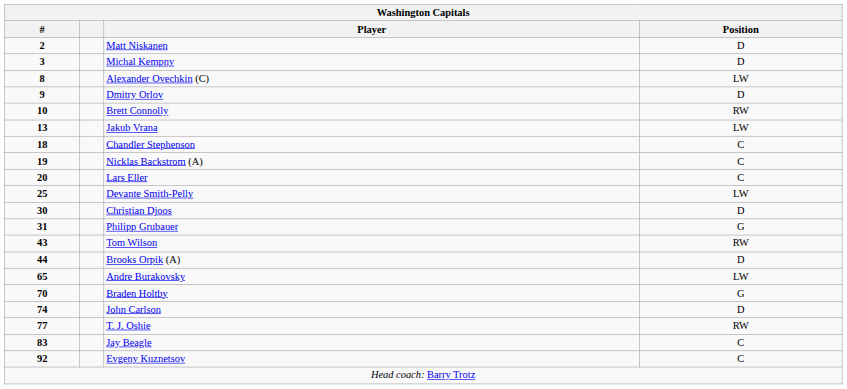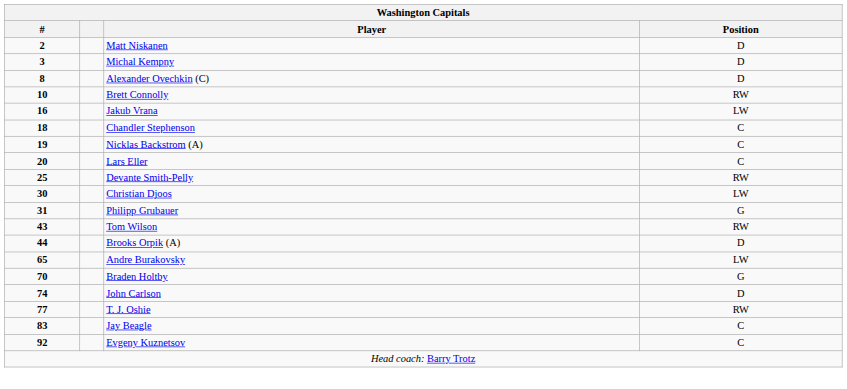(741, 78) LW -> (741, 78) D
- row: (135, 95)
(42, 128) 13 -> (42, 111) 16
(741, 194) LW -> (741, 177) RW
(741, 210) D -> (741, 194) LW
